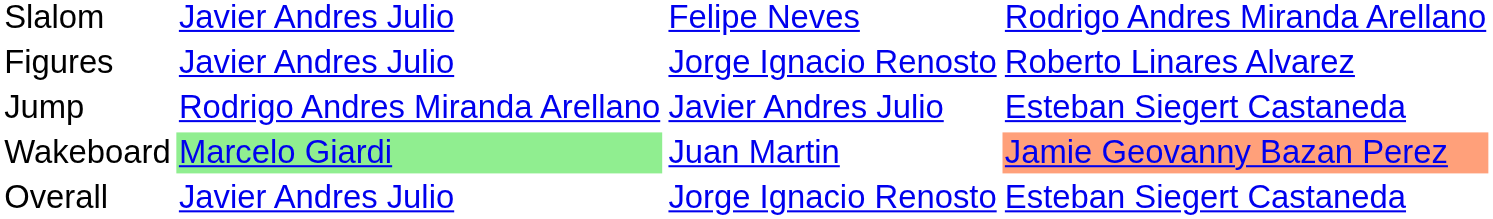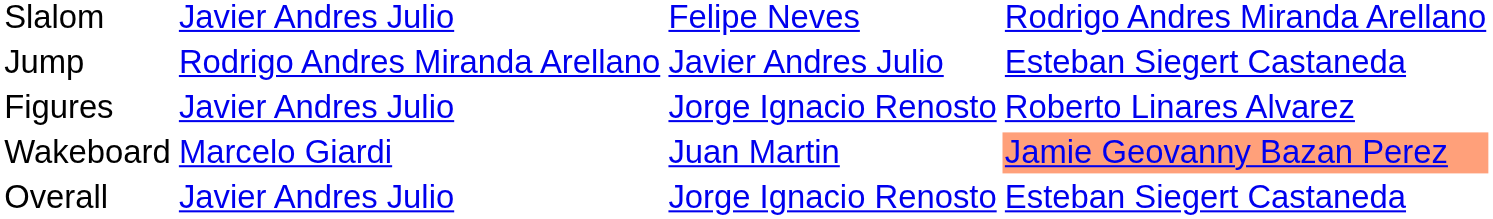rows swapped: (59, 62) <-> (44, 107)
(286, 152) lightgreen background -> (286, 152) no background
